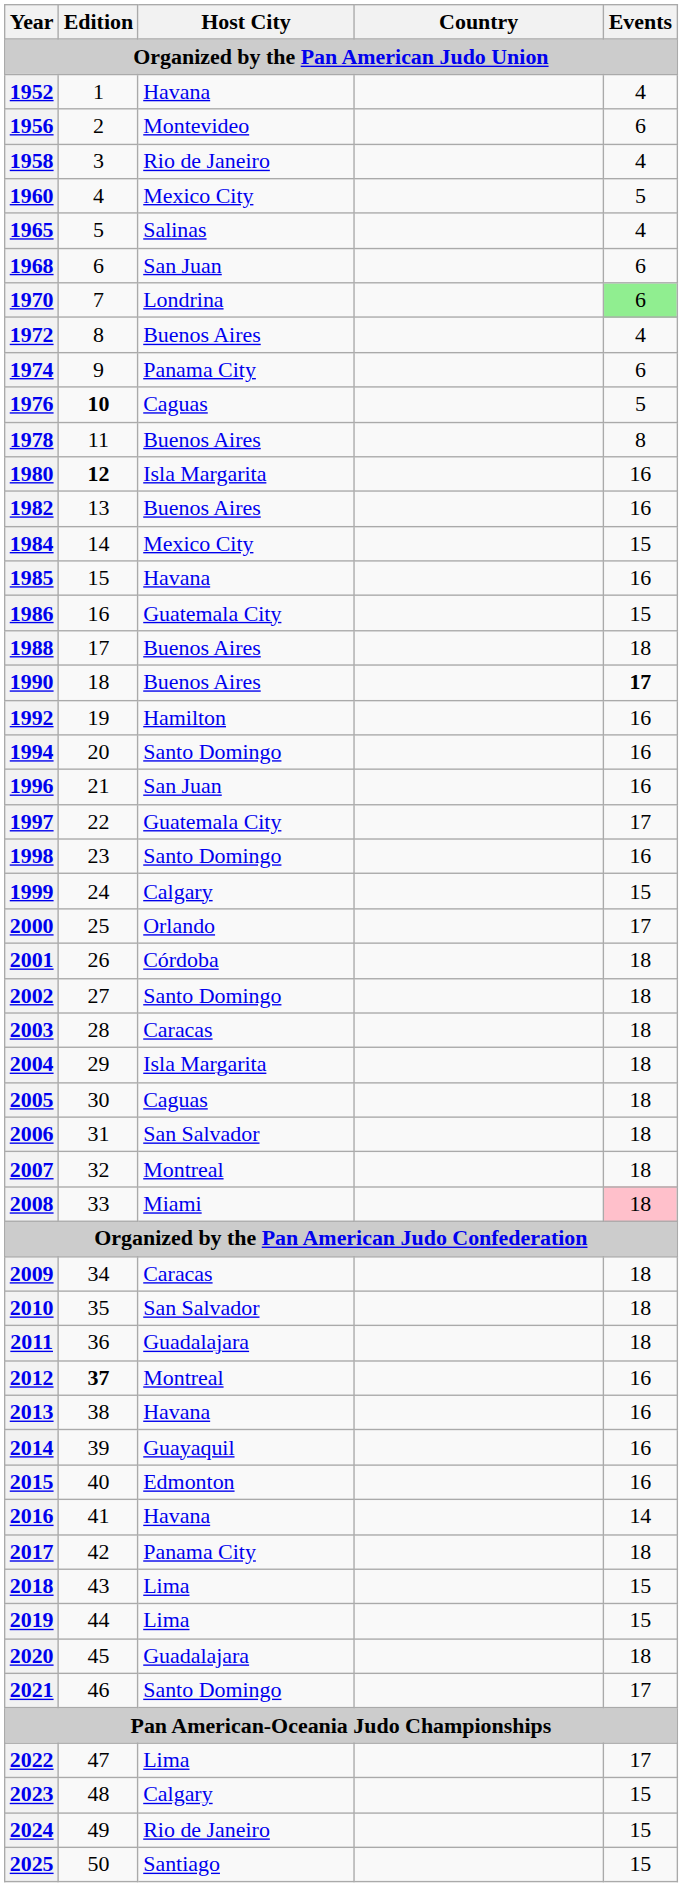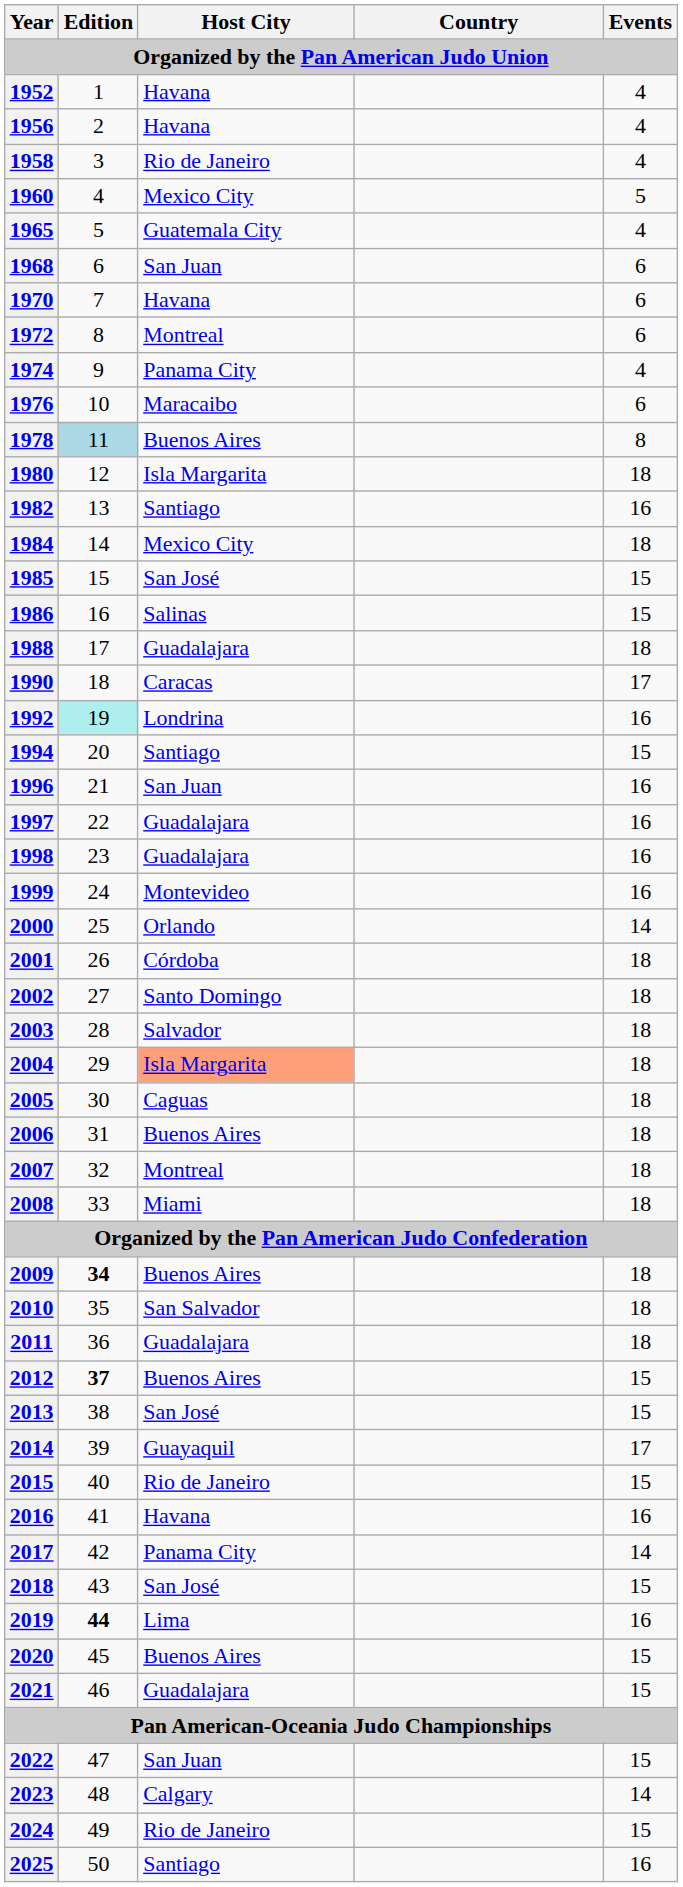(196, 126) Montevideo -> (177, 126) Havana
(640, 126) 6 -> (640, 126) 4
(175, 230) Salinas -> (212, 230) Guatemala City
(183, 299) Londrina -> (177, 299) Havana
(640, 299) lightgreen background -> (640, 299) no background
(202, 334) Buenos Aires -> (183, 334) Montreal
(640, 334) 4 -> (640, 334) 6
(640, 369) 6 -> (640, 369) 4
(98, 404) bold -> (98, 404) normal
(175, 404) Caguas -> (190, 404) Maracaibo
(640, 404) 5 -> (640, 404) 6
(98, 439) no background -> (98, 439) lightblue background
(98, 473) bold -> (98, 473) normal
(640, 473) 16 -> (640, 473) 18
(202, 508) Buenos Aires -> (182, 508) Santiago
(640, 543) 15 -> (640, 543) 18
(177, 578) Havana -> (181, 578) San José
(640, 578) 16 -> (640, 578) 15
(212, 612) Guatemala City -> (175, 612) Salinas
(202, 647) Buenos Aires -> (196, 647) Guadalajara
(202, 682) Buenos Aires -> (178, 682) Caracas
(640, 682) bold -> (640, 682) normal
(98, 717) no background -> (98, 717) paleturquoise background
(185, 717) Hamilton -> (183, 717) Londrina
(212, 751) Santo Domingo -> (182, 751) Santiago
(640, 751) 16 -> (640, 751) 15
(212, 821) Guatemala City -> (196, 821) Guadalajara
(640, 821) 17 -> (640, 821) 16
(212, 856) Santo Domingo -> (196, 856) Guadalajara
(178, 890) Calgary -> (196, 890) Montevideo
(640, 890) 15 -> (640, 890) 16
(640, 925) 17 -> (640, 925) 14
(178, 1030) Caracas -> (182, 1030) Salvador
(205, 1064) no background -> (205, 1064) lightsalmon background
(201, 1134) San Salvador -> (202, 1134) Buenos Aires
(640, 1203) pink background -> (640, 1203) no background
(98, 1273) normal -> (98, 1273) bold
(178, 1273) Caracas -> (202, 1273) Buenos Aires
(183, 1377) Montreal -> (202, 1377) Buenos Aires
(640, 1377) 16 -> (640, 1377) 15
(177, 1412) Havana -> (181, 1412) San José
(640, 1412) 16 -> (640, 1412) 15
(640, 1447) 16 -> (640, 1447) 17
(189, 1481) Edmonton -> (207, 1481) Rio de Janeiro
(640, 1481) 16 -> (640, 1481) 15
(640, 1516) 14 -> (640, 1516) 16
(640, 1551) 18 -> (640, 1551) 14
(166, 1586) Lima -> (181, 1586) San José
(98, 1621) normal -> (98, 1621) bold
(640, 1621) 15 -> (640, 1621) 16
(196, 1655) Guadalajara -> (202, 1655) Buenos Aires
(640, 1655) 18 -> (640, 1655) 15
(212, 1690) Santo Domingo -> (196, 1690) Guadalajara
(640, 1690) 17 -> (640, 1690) 15
(166, 1760) Lima -> (182, 1760) San Juan
(640, 1760) 17 -> (640, 1760) 15
(640, 1794) 15 -> (640, 1794) 14
(640, 1864) 15 -> (640, 1864) 16
